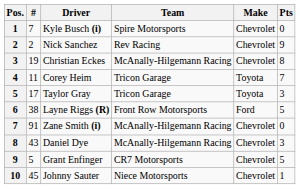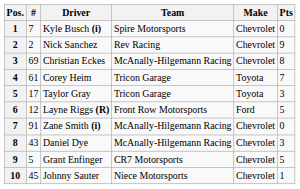(33, 61) 19 -> (33, 61) 69
(33, 77) 11 -> (33, 77) 61
(33, 110) 38 -> (33, 110) 12
